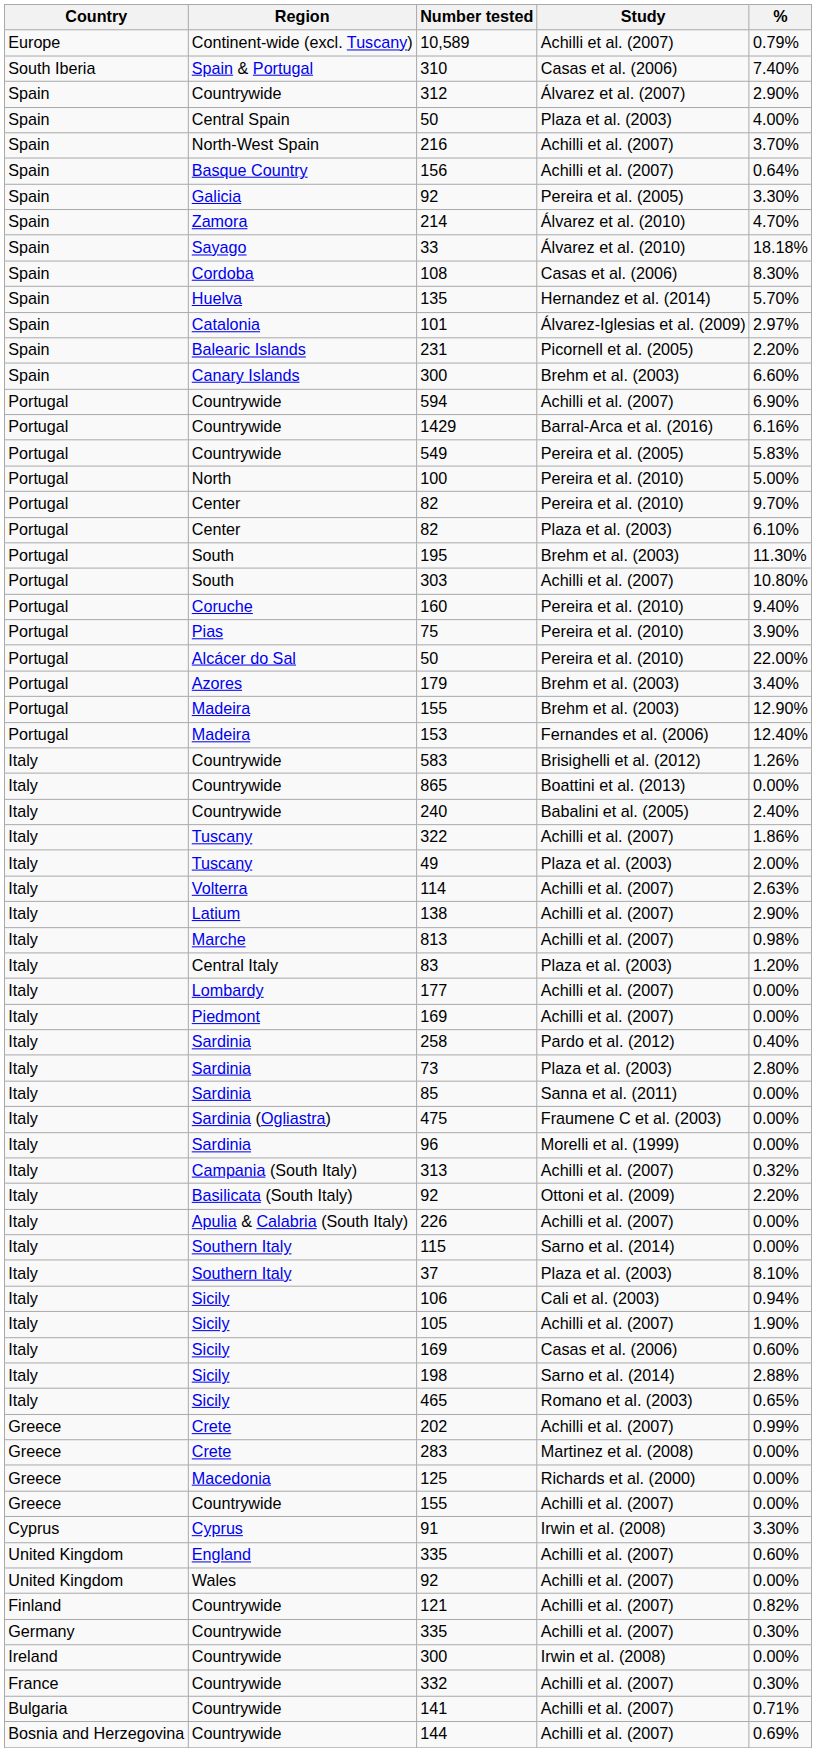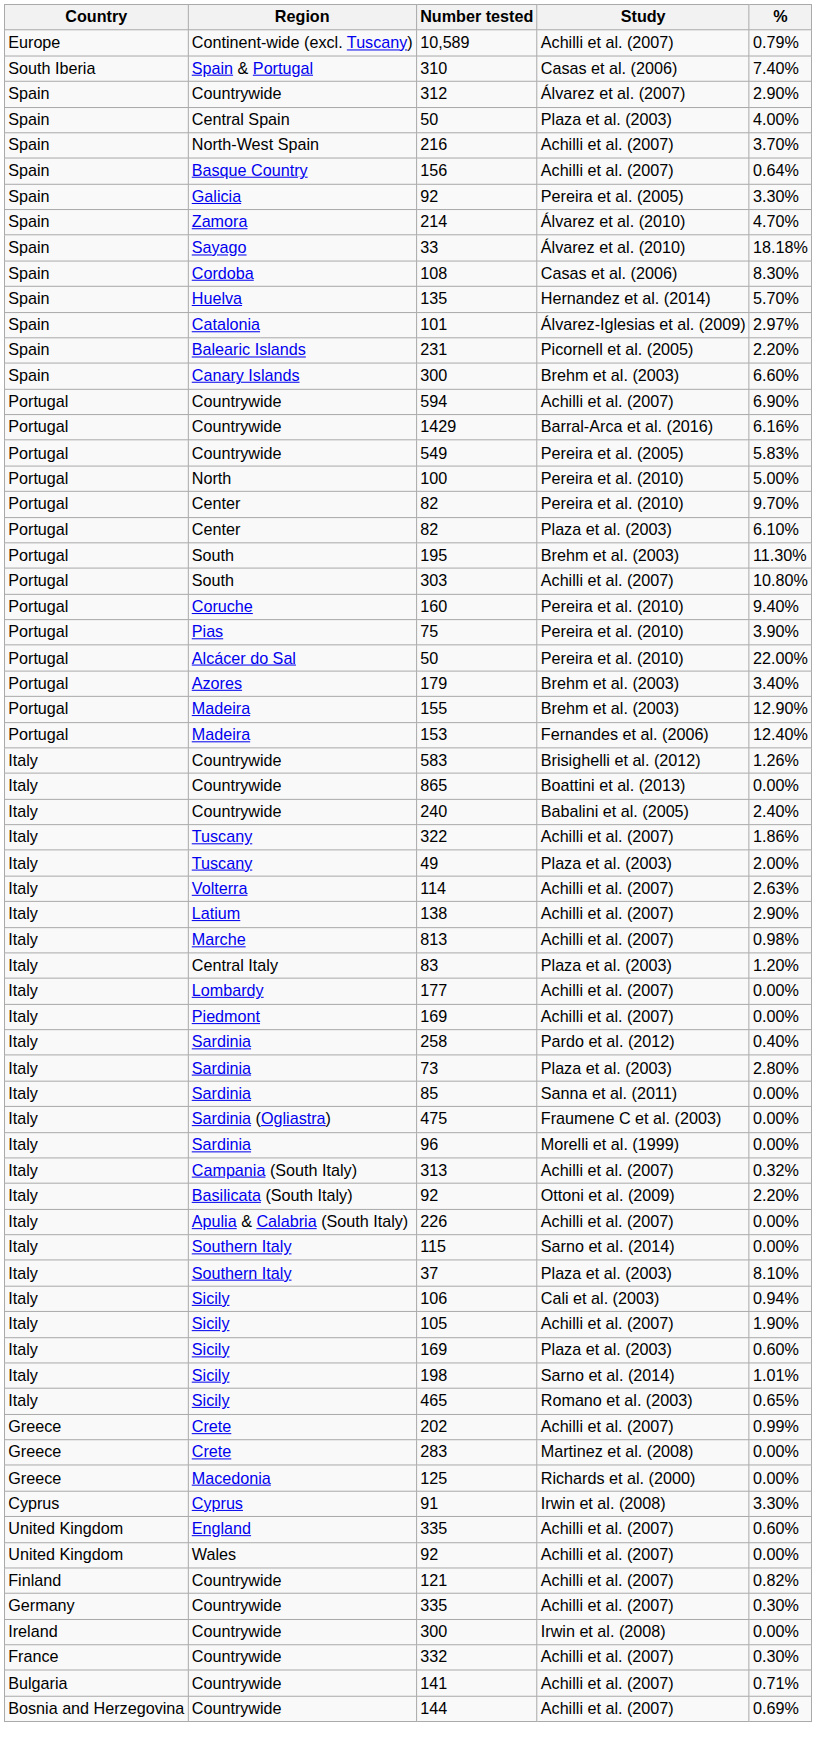(609, 1350) Casas et al. (2006) -> (606, 1350) Plaza et al. (2003)
(776, 1375) 2.88% -> (776, 1375) 1.01%
- row: (237, 1503)
